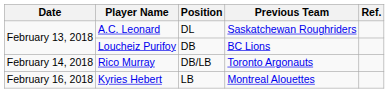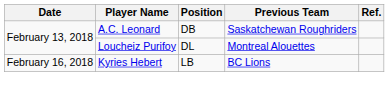(188, 29) DL -> (188, 29) DB
(188, 46) DB -> (188, 46) DL
(249, 46) BC Lions -> (271, 46) Montreal Alouettes
- row: (126, 63)
(271, 79) Montreal Alouettes -> (249, 63) BC Lions
